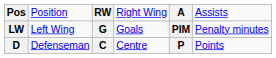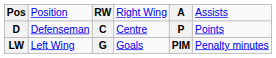rows swapped: (16, 46) <-> (16, 29)
